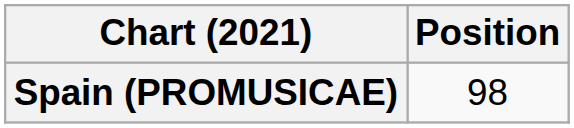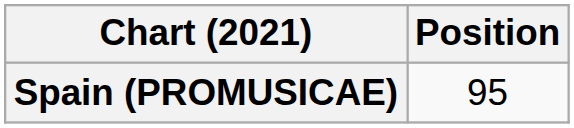(488, 92) 98 -> (488, 92) 95
